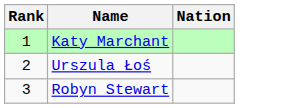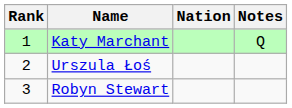+ column: (260, 17)
